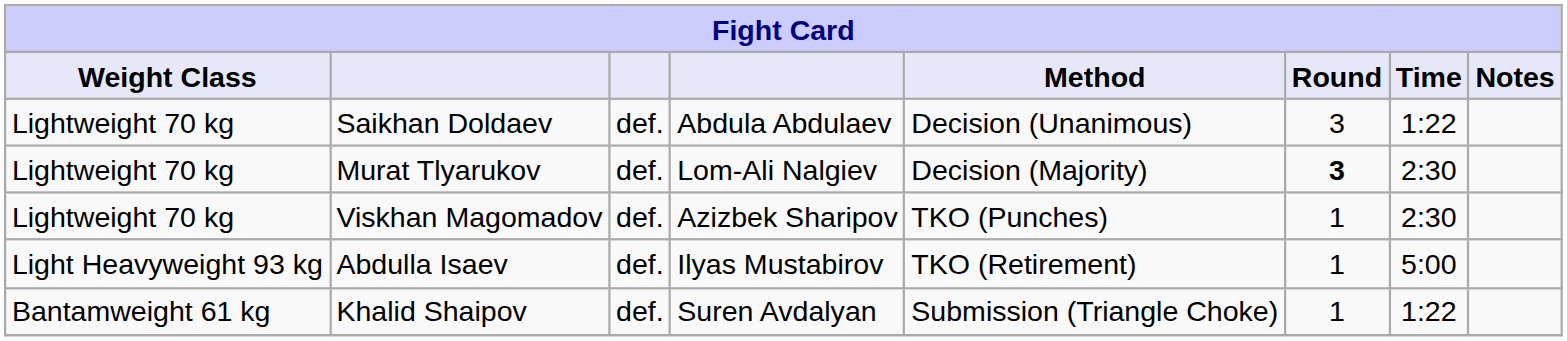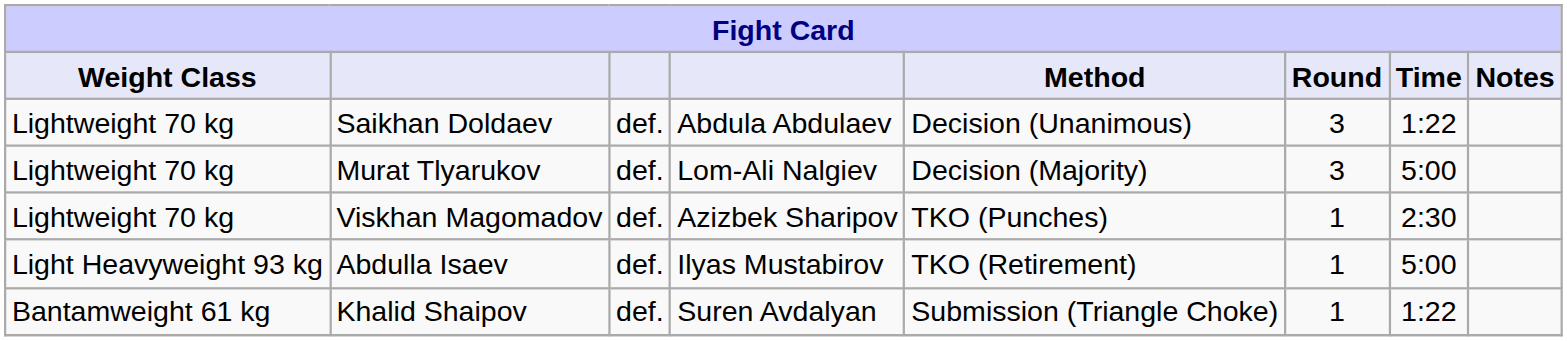(1337, 170) bold -> (1337, 170) normal
(1429, 170) 2:30 -> (1429, 170) 5:00
